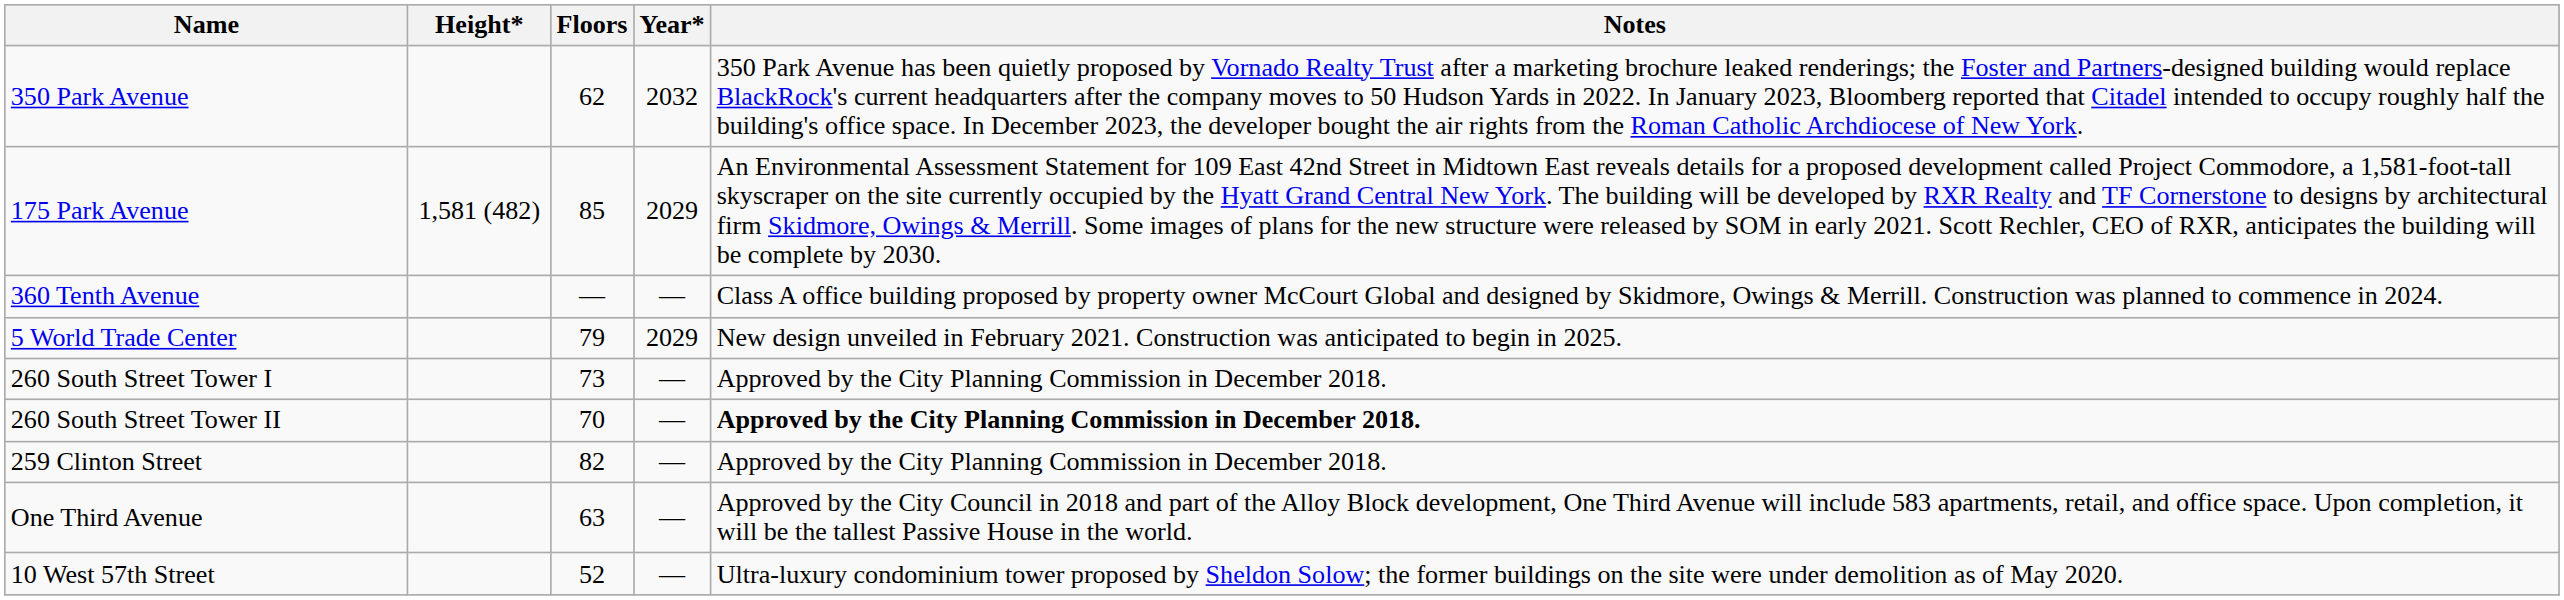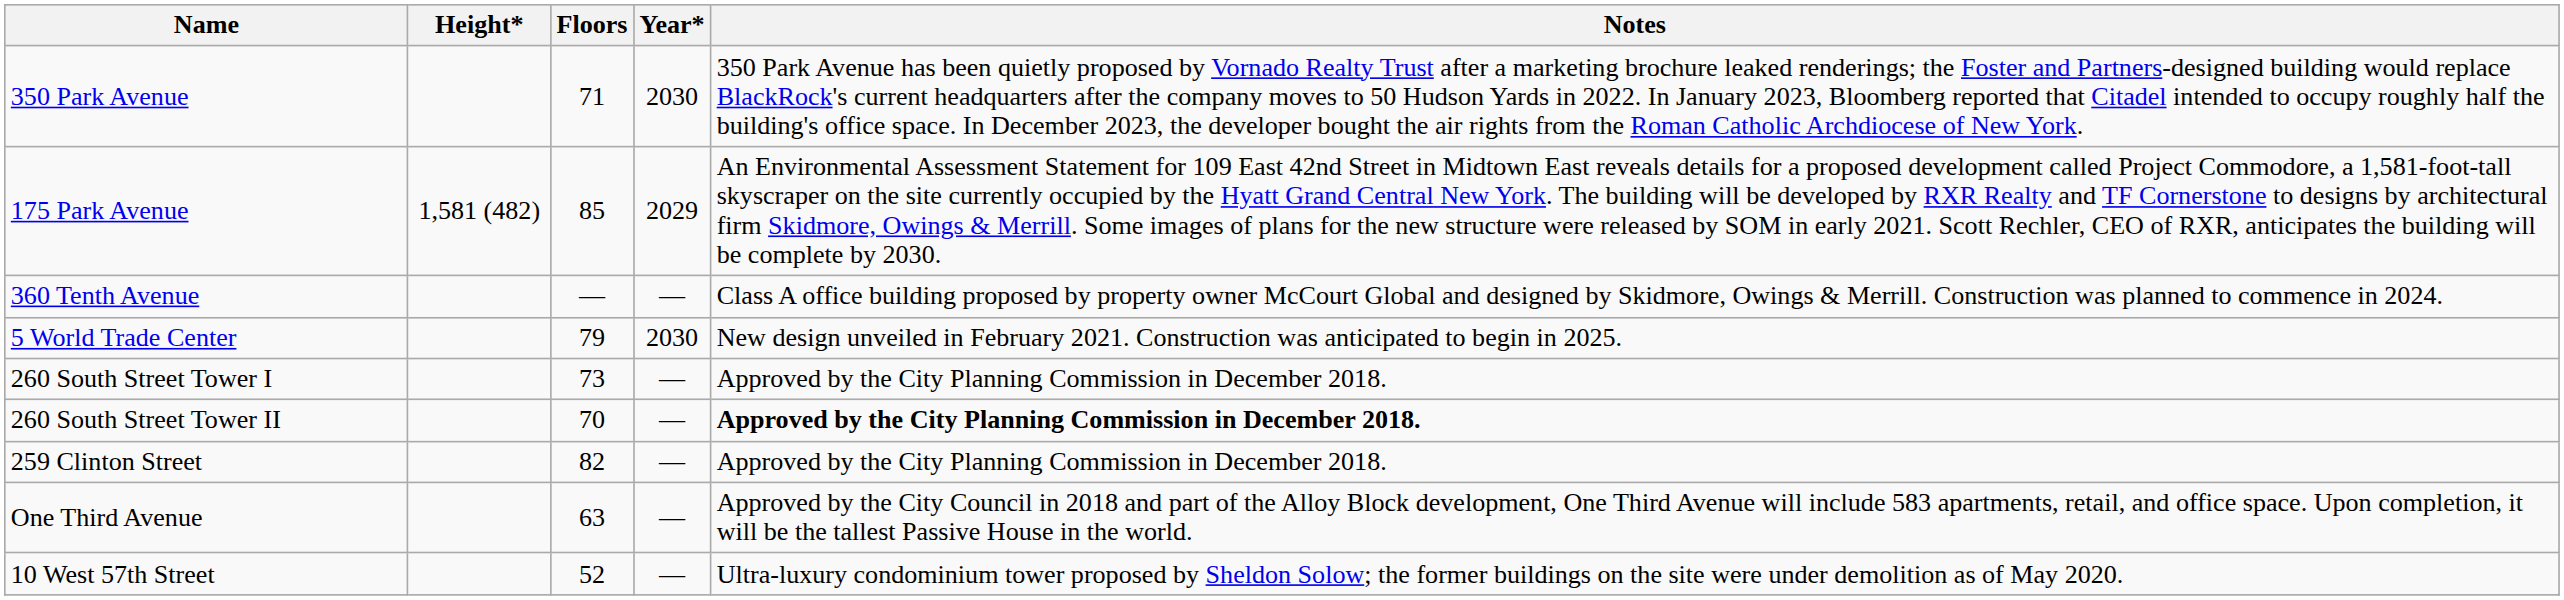(592, 95) 62 -> (592, 95) 71
(672, 95) 2032 -> (672, 95) 2030
(672, 337) 2029 -> (672, 337) 2030
